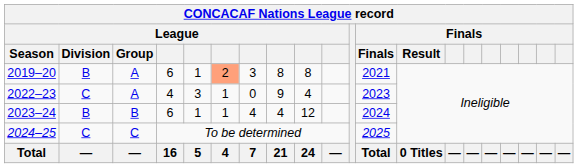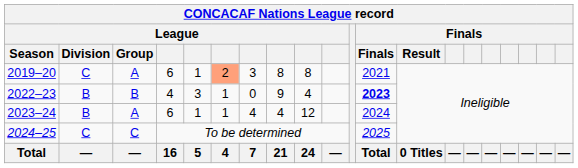(86, 73) B -> (86, 73) C
(86, 93) C -> (86, 93) B
(135, 93) A -> (135, 93) B
(376, 93) normal -> (376, 93) bold
(135, 113) B -> (135, 113) A
